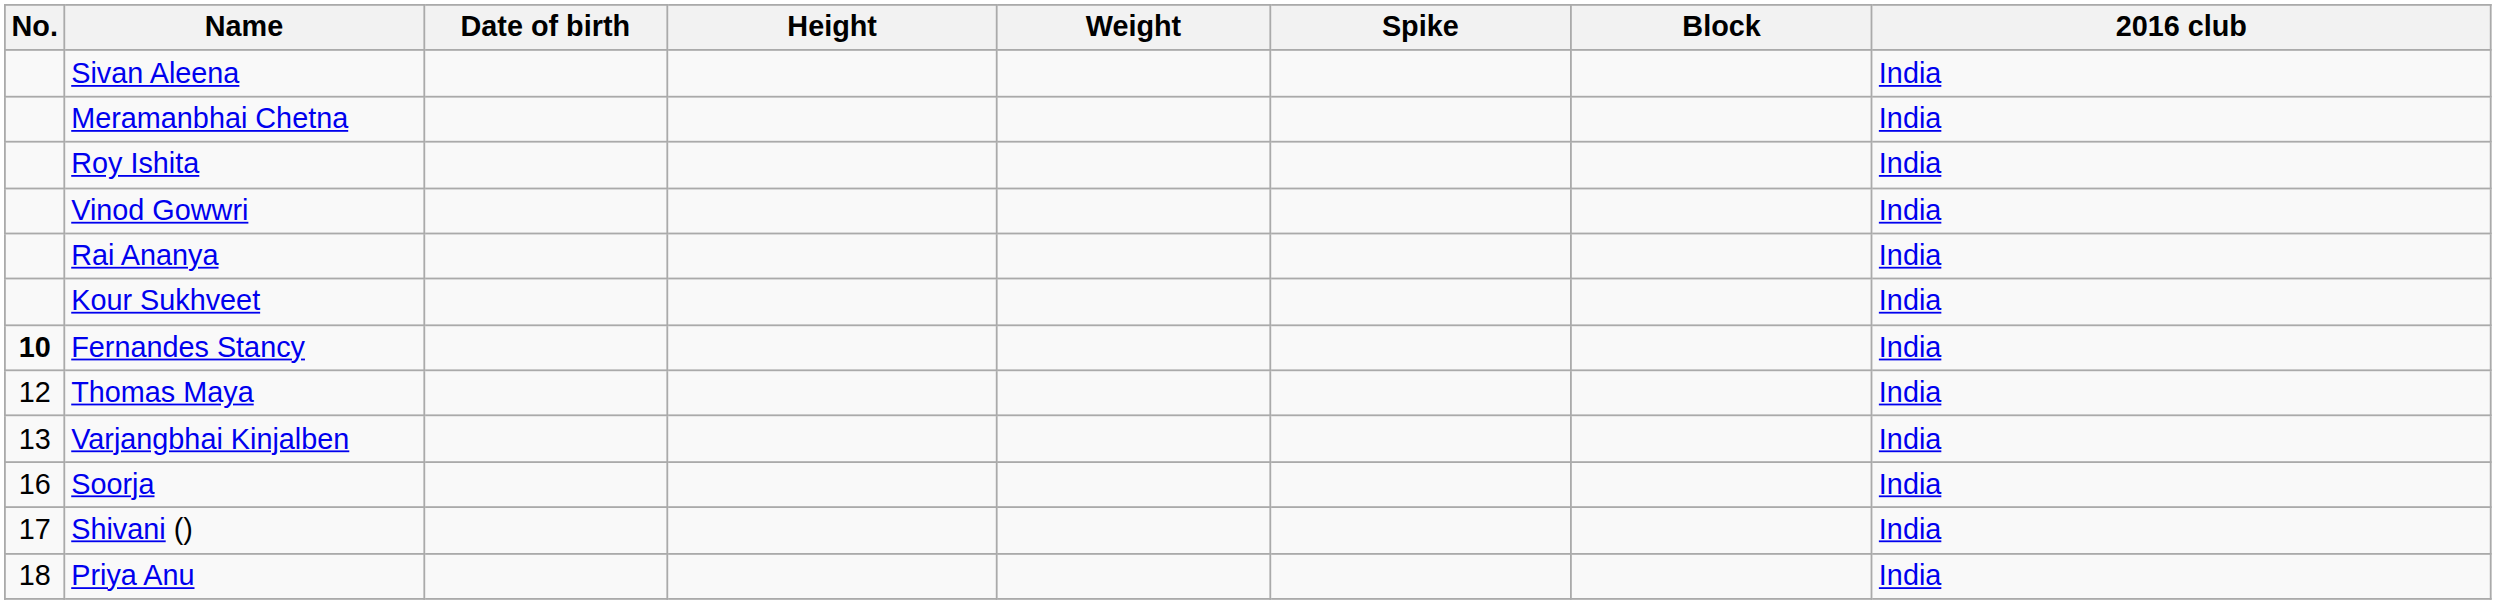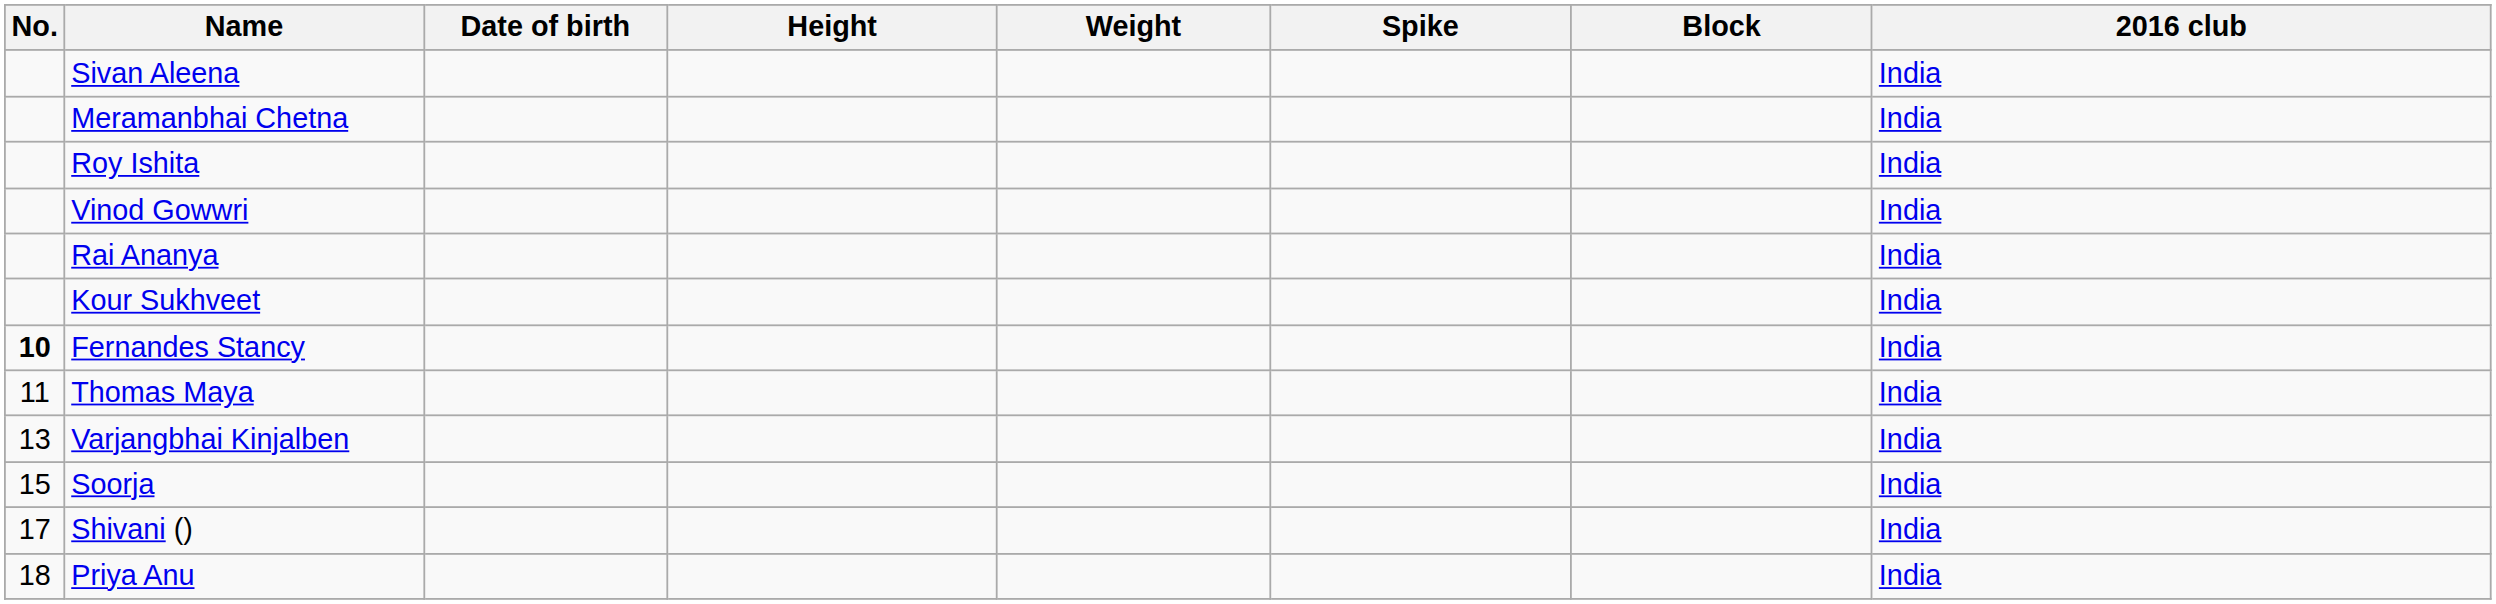(35, 392) 12 -> (35, 392) 11
(35, 484) 16 -> (35, 484) 15
